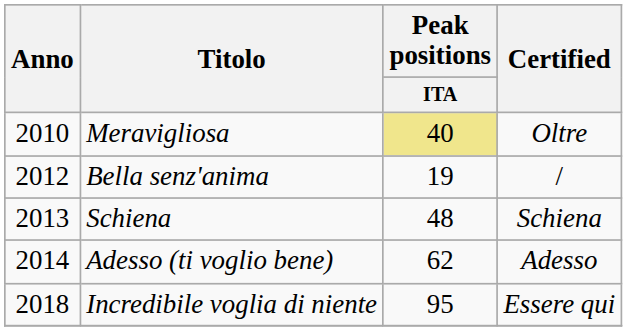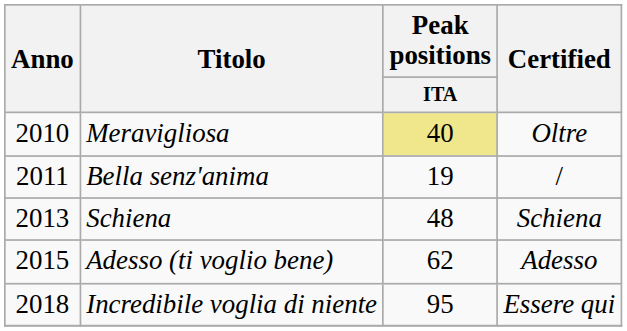(42, 176) 2012 -> (42, 176) 2011
(42, 261) 2014 -> (42, 261) 2015
